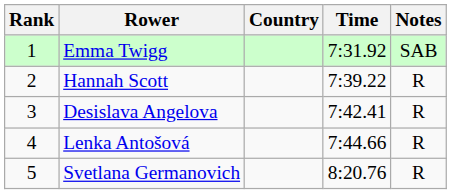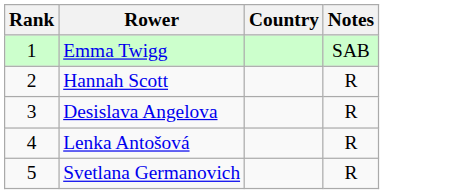- column: (357, 19)
